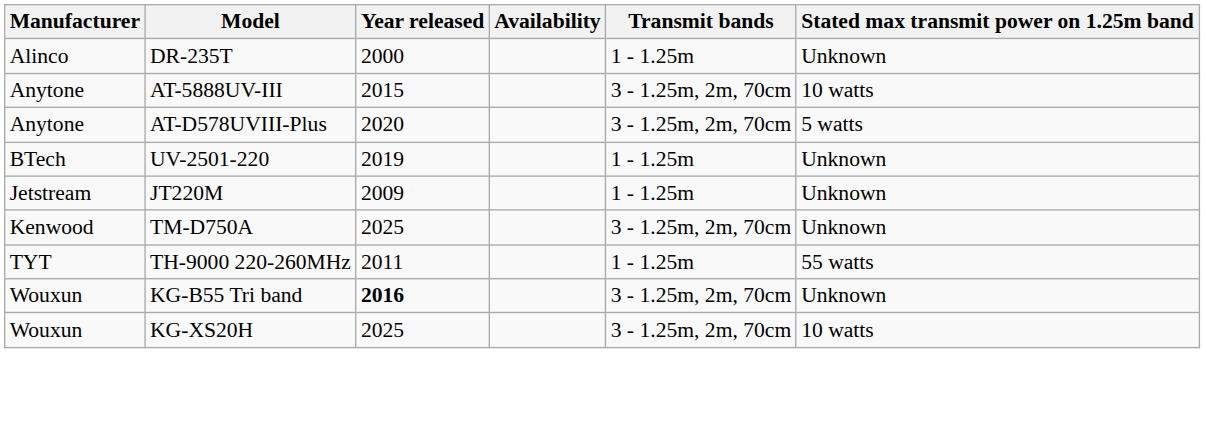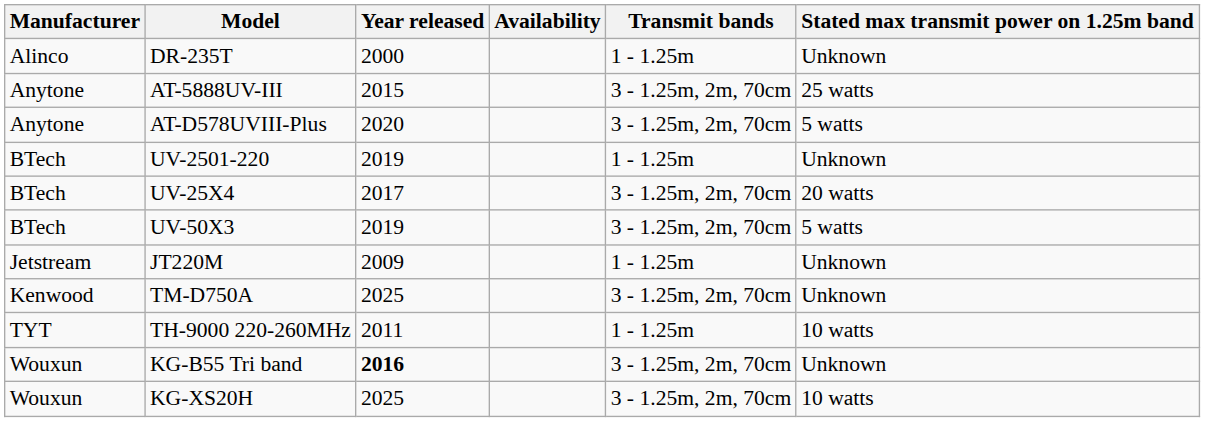(837, 90) 10 watts -> (837, 90) 25 watts
+ row: (192, 192)
+ row: (192, 227)
(837, 261) 55 watts -> (837, 329) 10 watts
